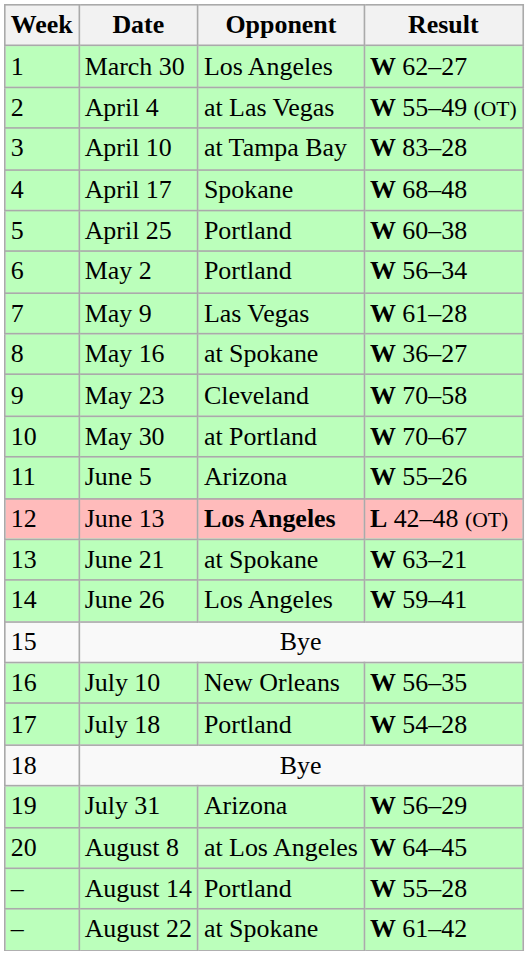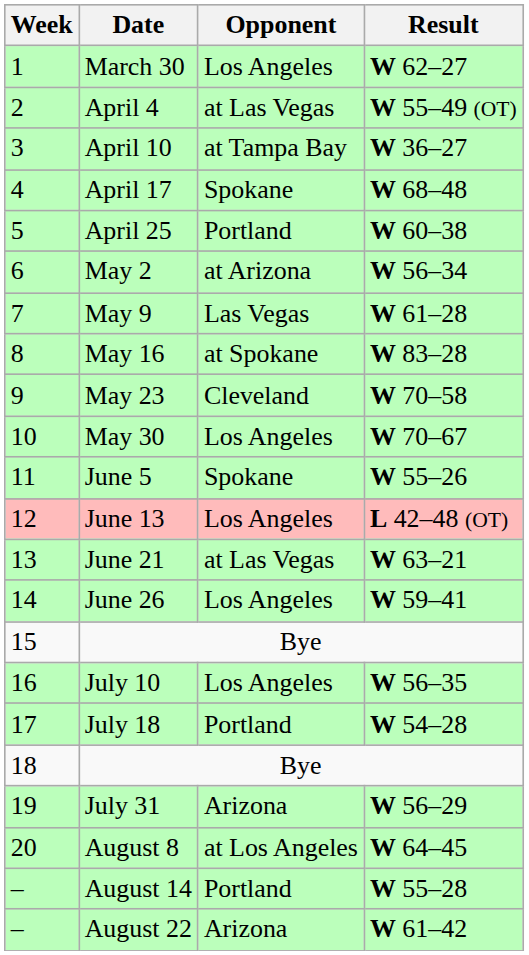(418, 148) W 83–28 -> (418, 148) W 36–27
(248, 271) Portland -> (258, 271) at Arizona
(418, 353) W 36–27 -> (418, 353) W 83–28
(260, 436) at Portland -> (268, 436) Los Angeles
(246, 477) Arizona -> (249, 477) Spokane
(270, 518) bold -> (268, 518) normal
(261, 559) at Spokane -> (269, 559) at Las Vegas
(272, 682) New Orleans -> (268, 682) Los Angeles
(261, 929) at Spokane -> (246, 929) Arizona
